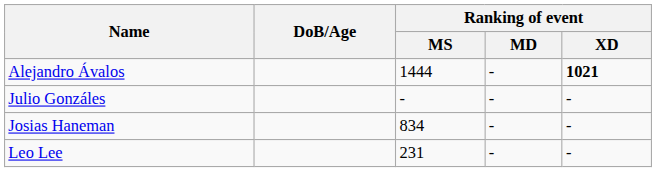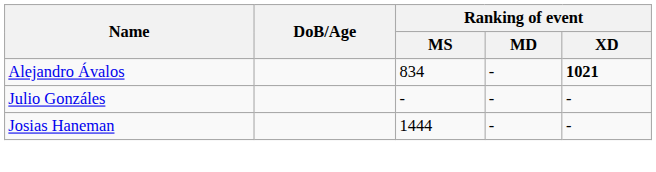(416, 72) 1444 -> (412, 72) 834
(412, 126) 834 -> (416, 126) 1444
- row: (35, 153)
